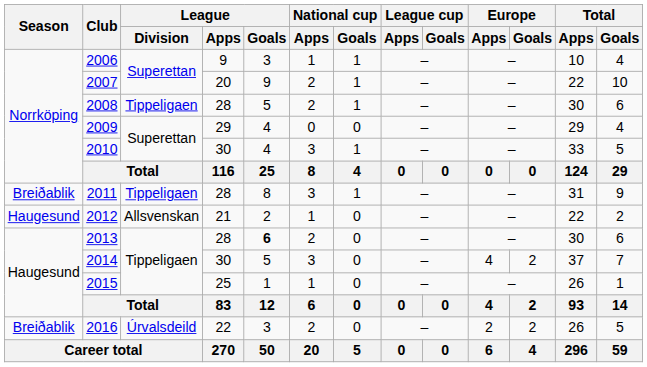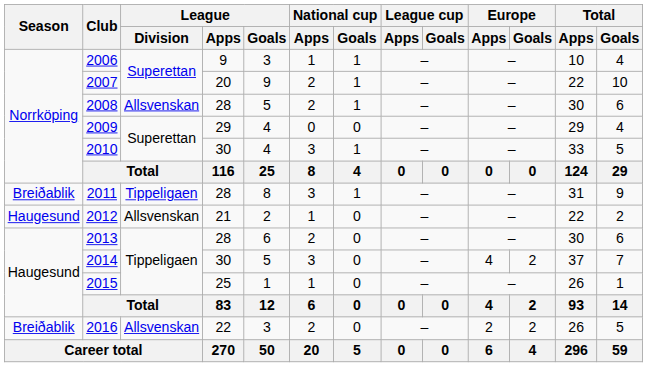(162, 104) Tippeligaen -> (162, 104) Allsvenskan
(267, 238) bold -> (267, 238) normal
(162, 328) Úrvalsdeild -> (162, 328) Allsvenskan
